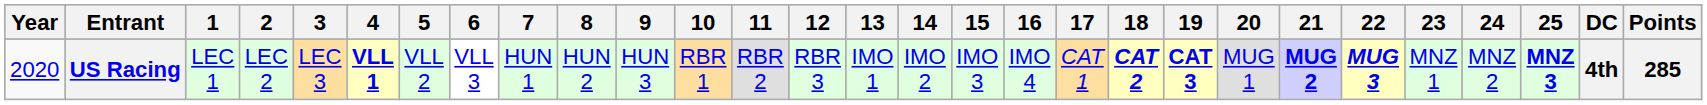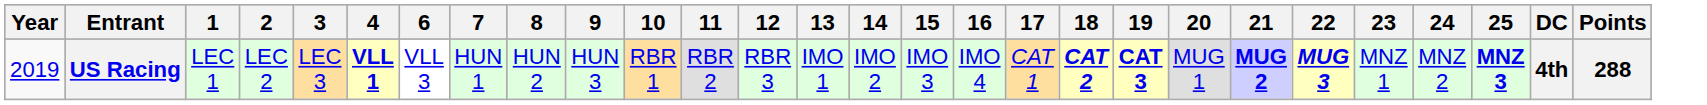- column: (424, 22)
(35, 69) 2020 -> (35, 69) 2019
(1663, 69) 285 -> (1613, 69) 288
